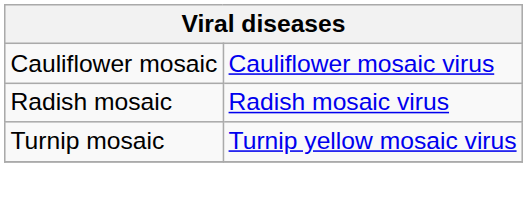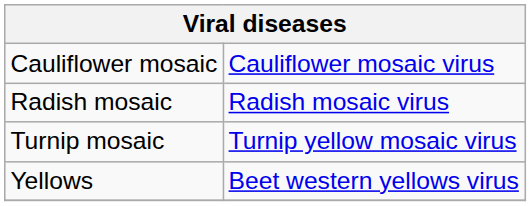+ row: (52, 180)
